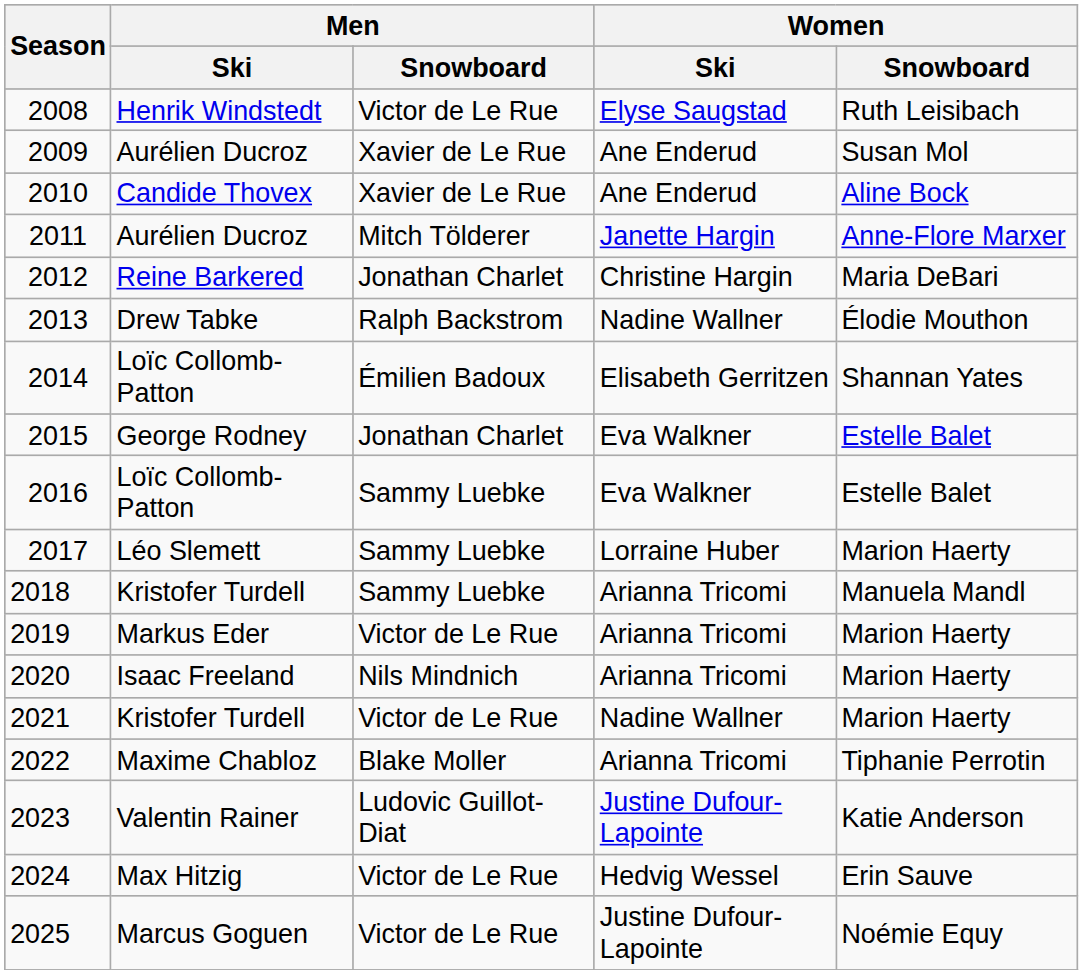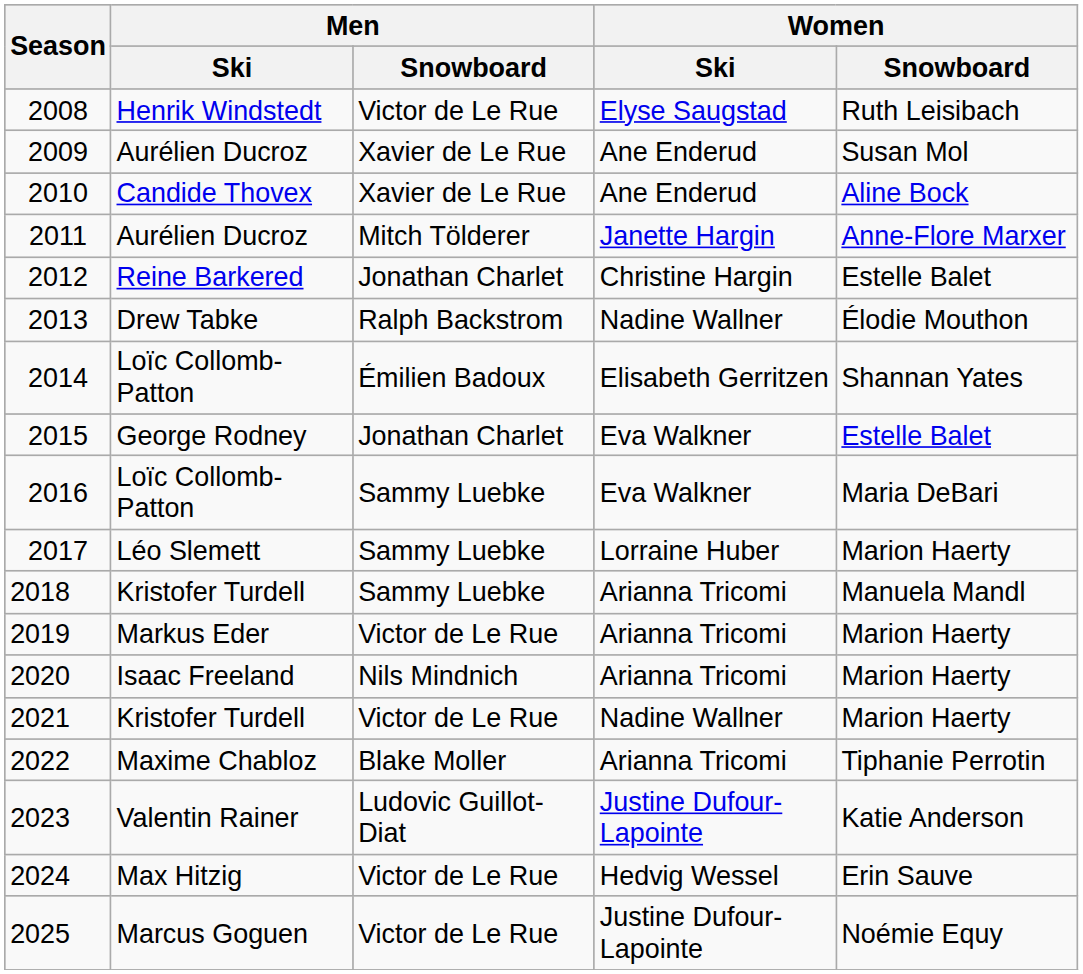(920, 276) Maria DeBari -> (916, 276) Estelle Balet
(916, 491) Estelle Balet -> (920, 491) Maria DeBari
